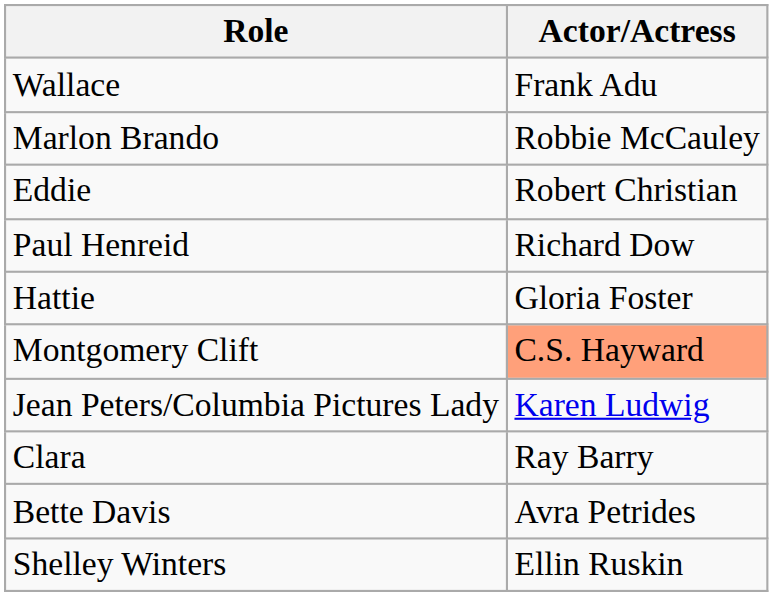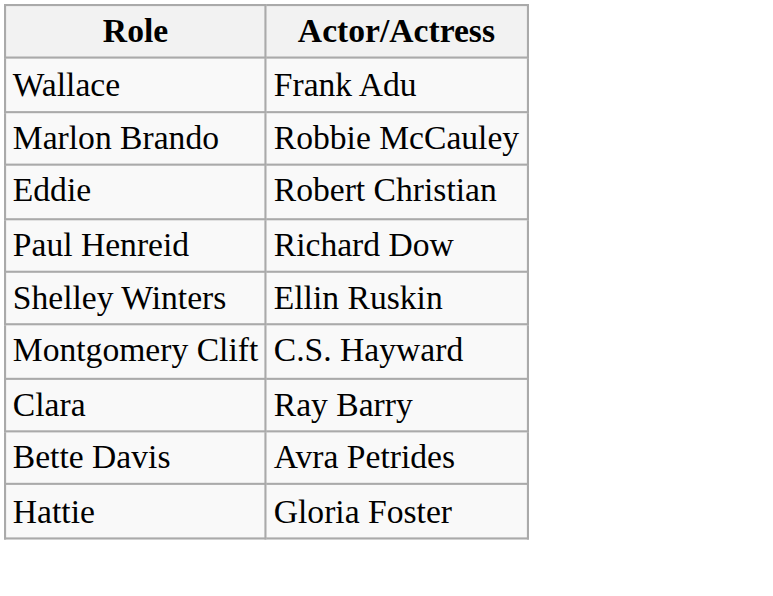rows swapped: (54, 297) <-> (120, 564)
(609, 350) lightsalmon background -> (368, 350) no background
- row: (256, 404)
